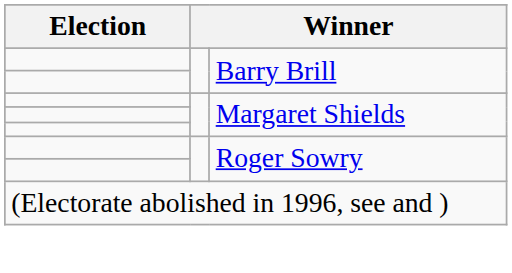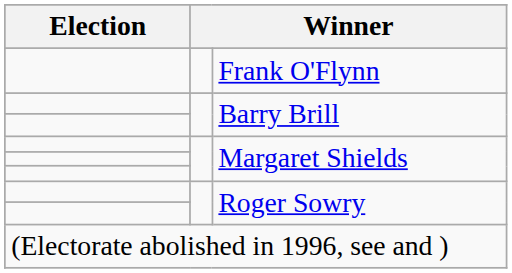+ row: (98, 71)
